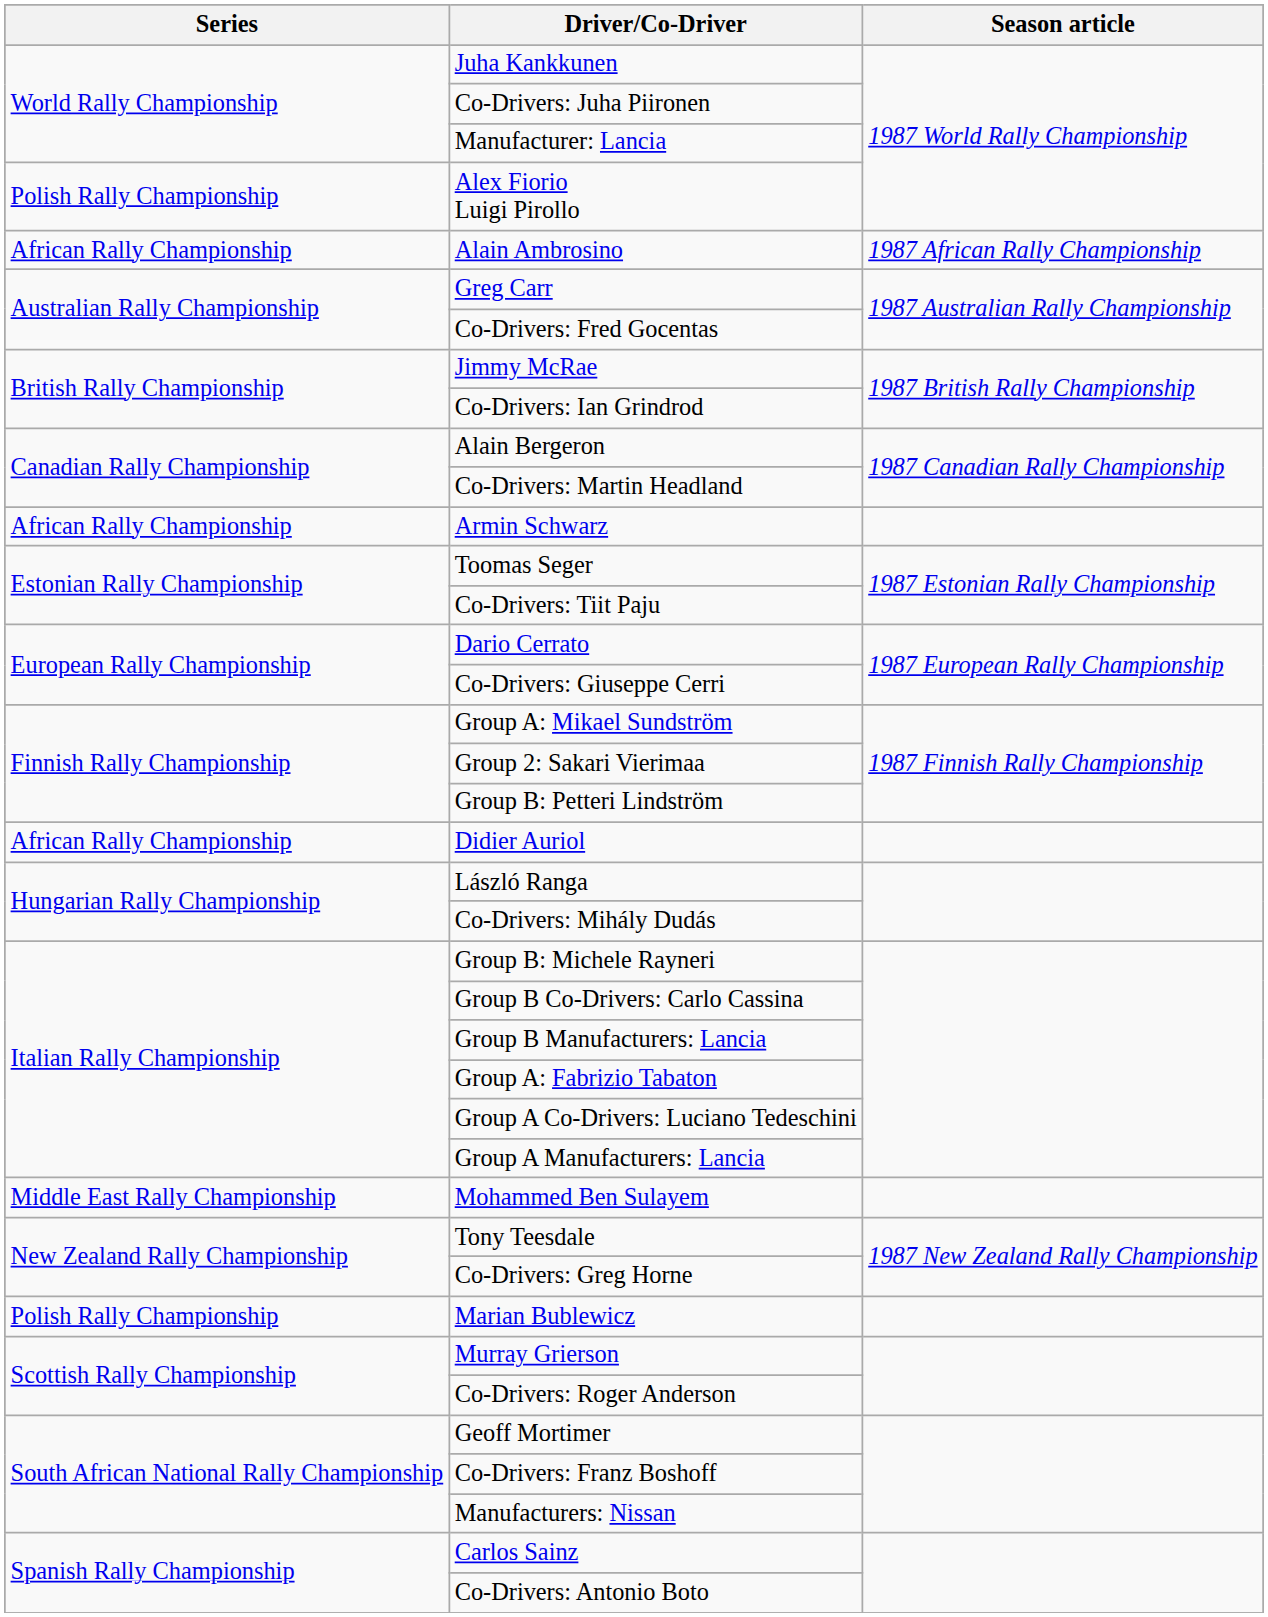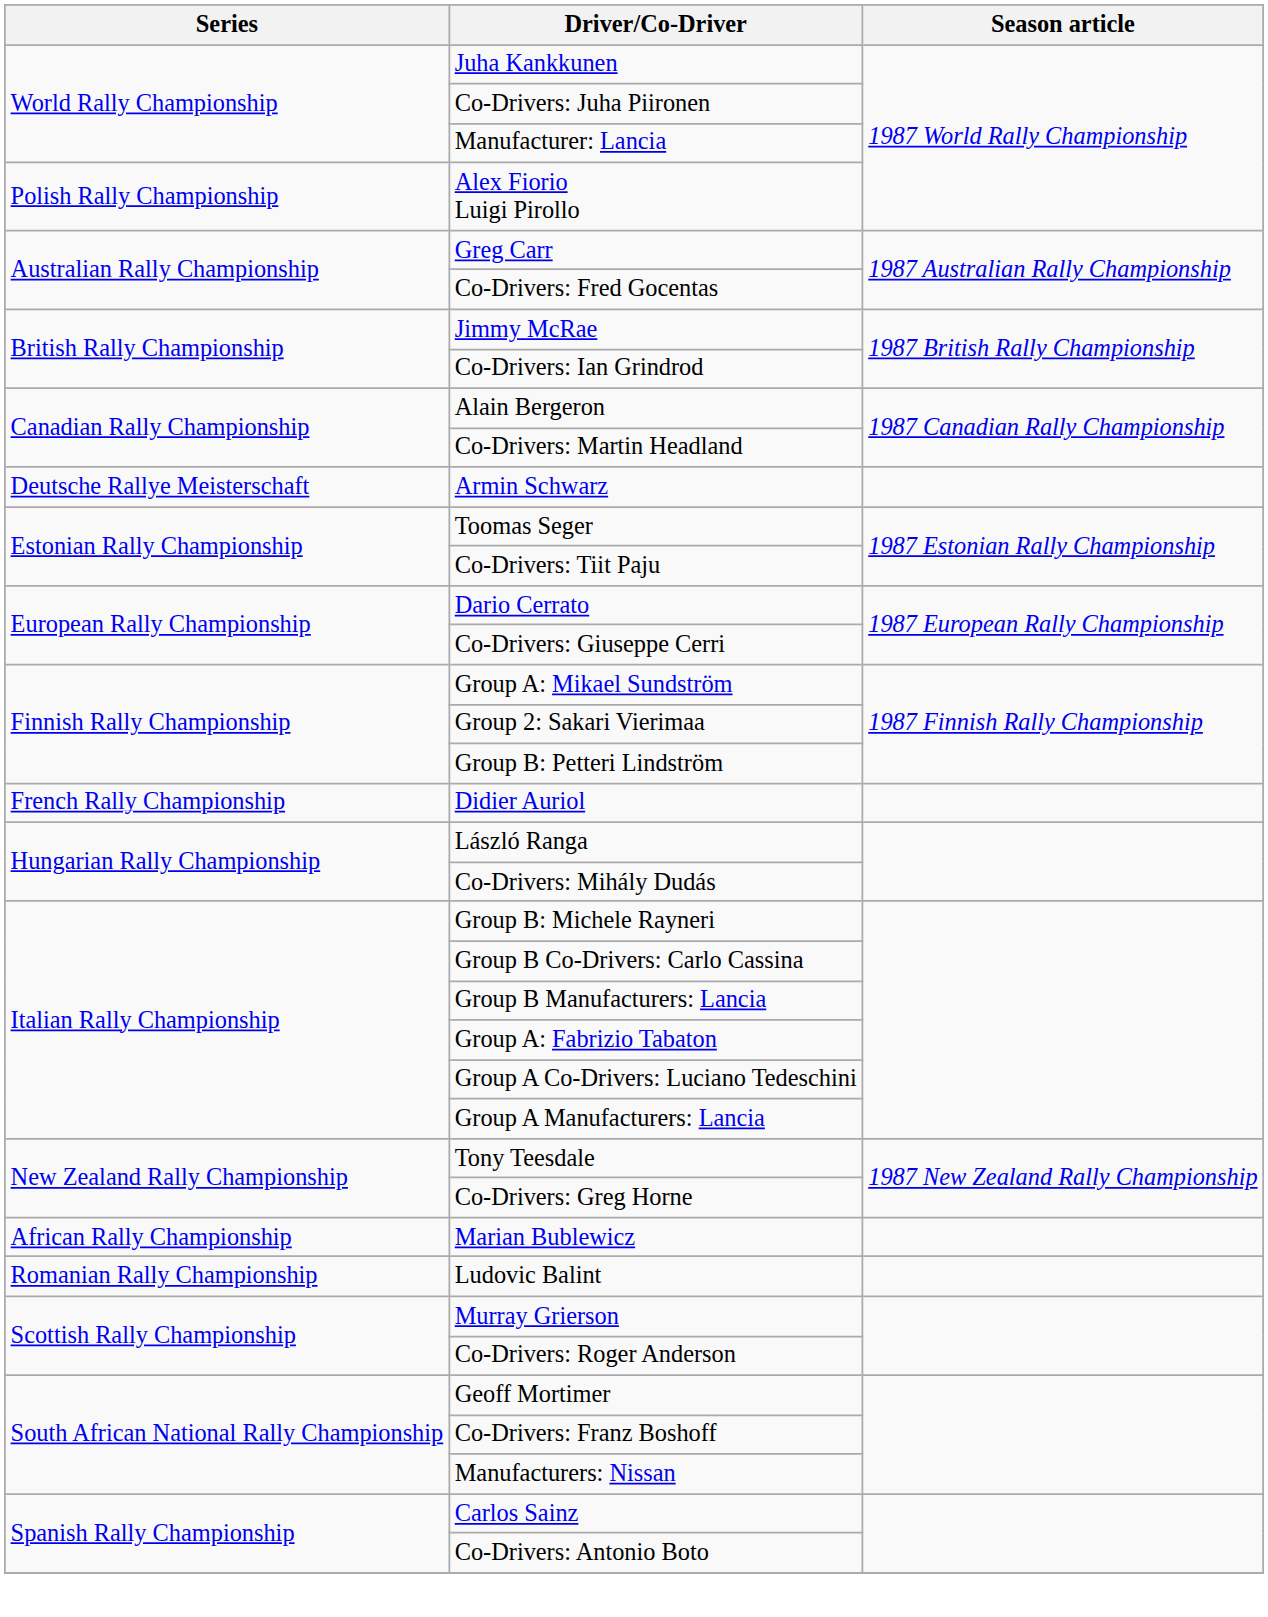- row: (539, 249)
(151, 525) African Rally Championship -> (160, 486) Deutsche Rallye Meisterschaft
(151, 841) African Rally Championship -> (148, 802) French Rally Championship
- row: (582, 1197)
(144, 1315) Polish Rally Championship -> (151, 1236) African Rally Championship
+ row: (528, 1276)
